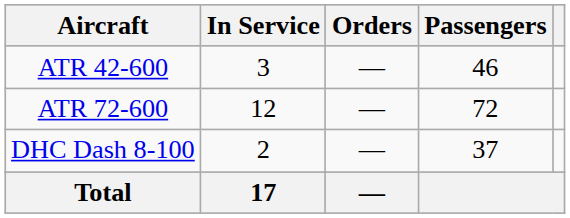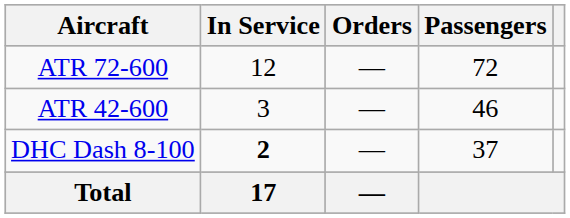rows swapped: (103, 66) <-> (103, 108)
(263, 150) normal -> (263, 150) bold
